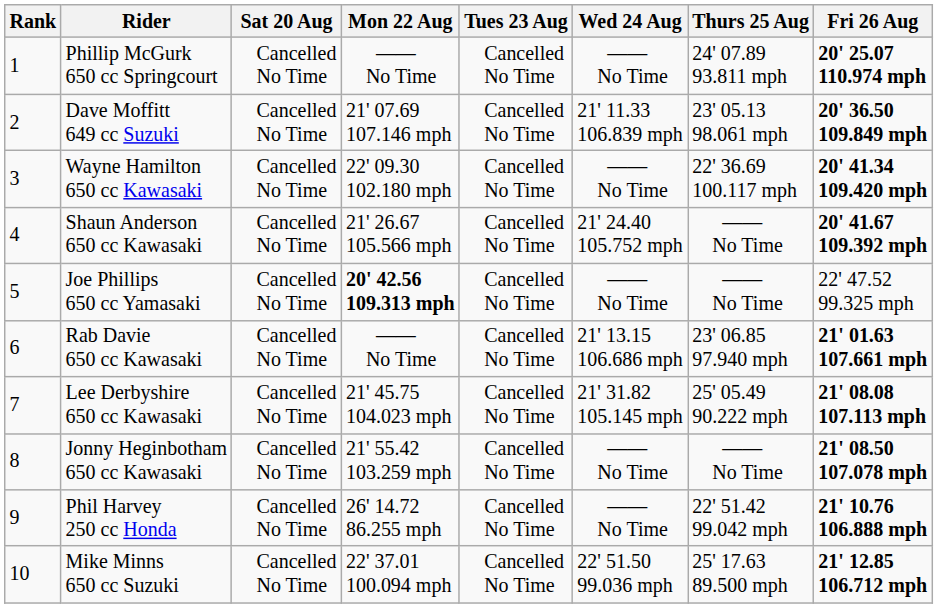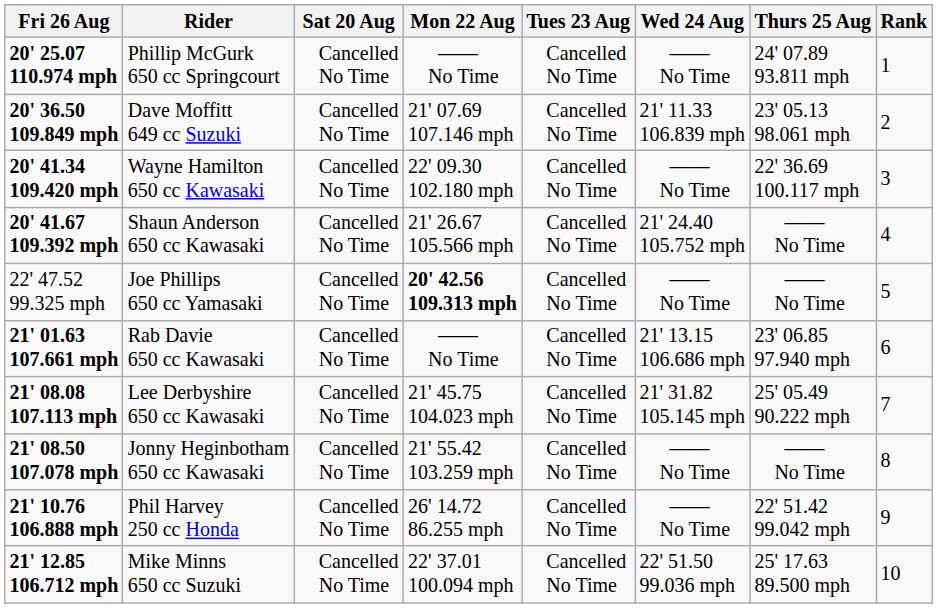columns swapped: (33, 20) <-> (873, 20)
